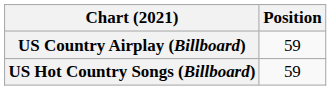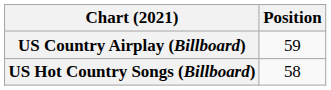(292, 71) 59 -> (292, 71) 58
